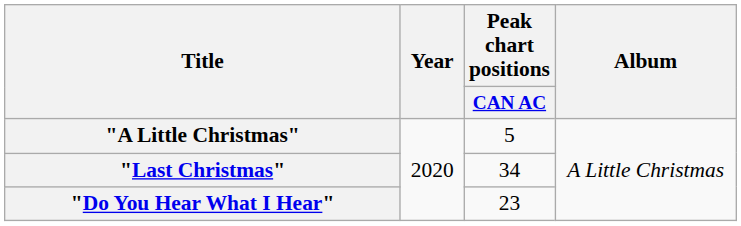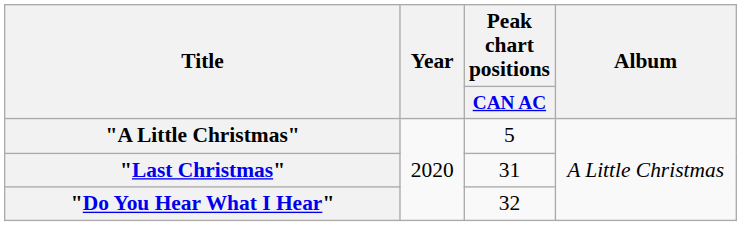(509, 169) 34 -> (509, 169) 31
(509, 203) 23 -> (509, 203) 32
